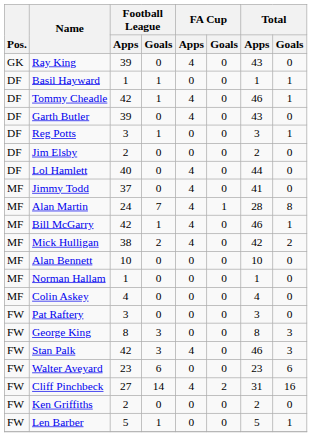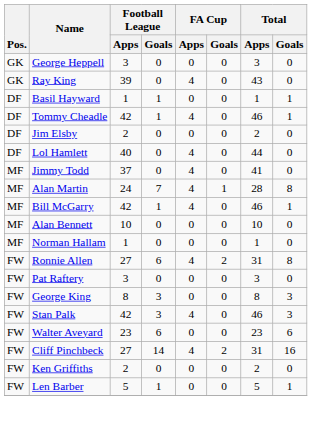+ row: (68, 62)
- row: (61, 116)
- row: (54, 134)
- row: (65, 242)
- row: (60, 296)
+ row: (62, 260)
